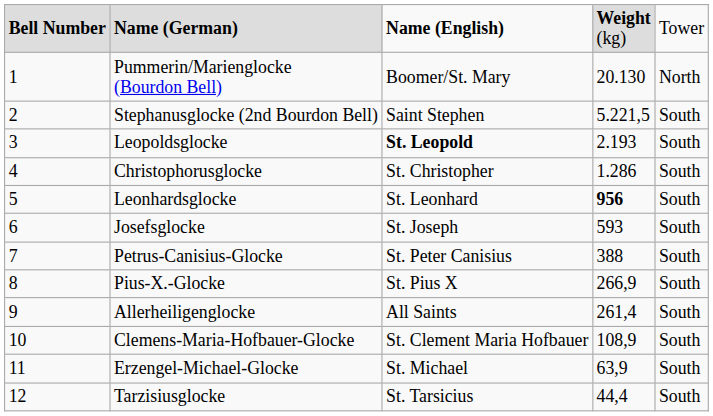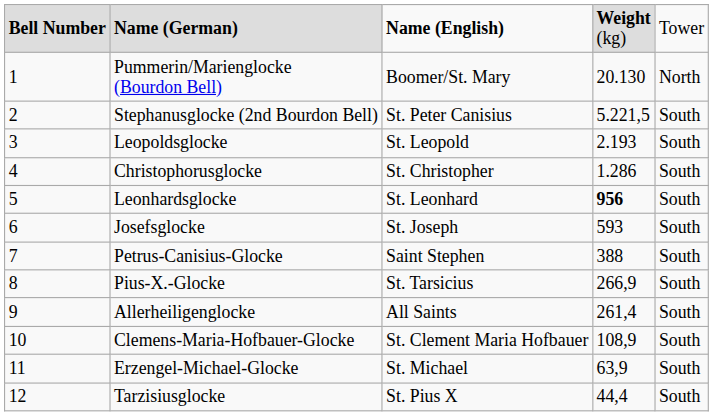(435, 114) Saint Stephen -> (449, 114) St. Peter Canisius
(430, 143) bold -> (428, 143) normal
(449, 255) St. Peter Canisius -> (435, 255) Saint Stephen
(422, 283) St. Pius X -> (430, 283) St. Tarsicius
(430, 396) St. Tarsicius -> (422, 396) St. Pius X
